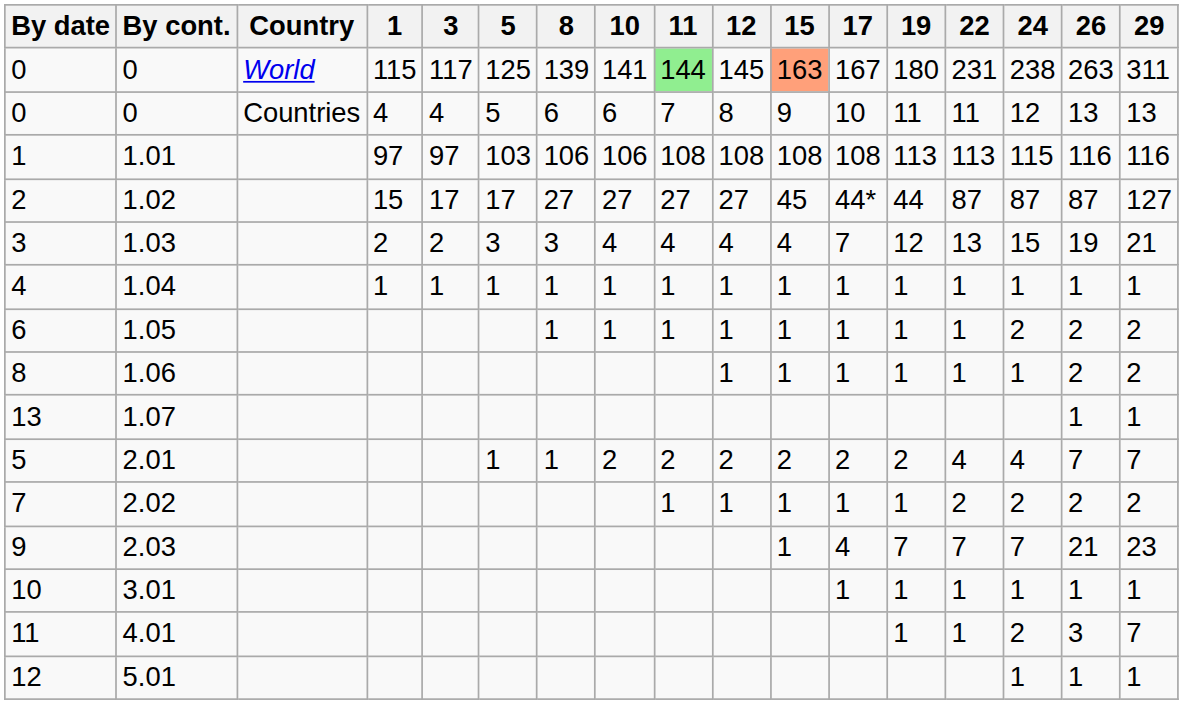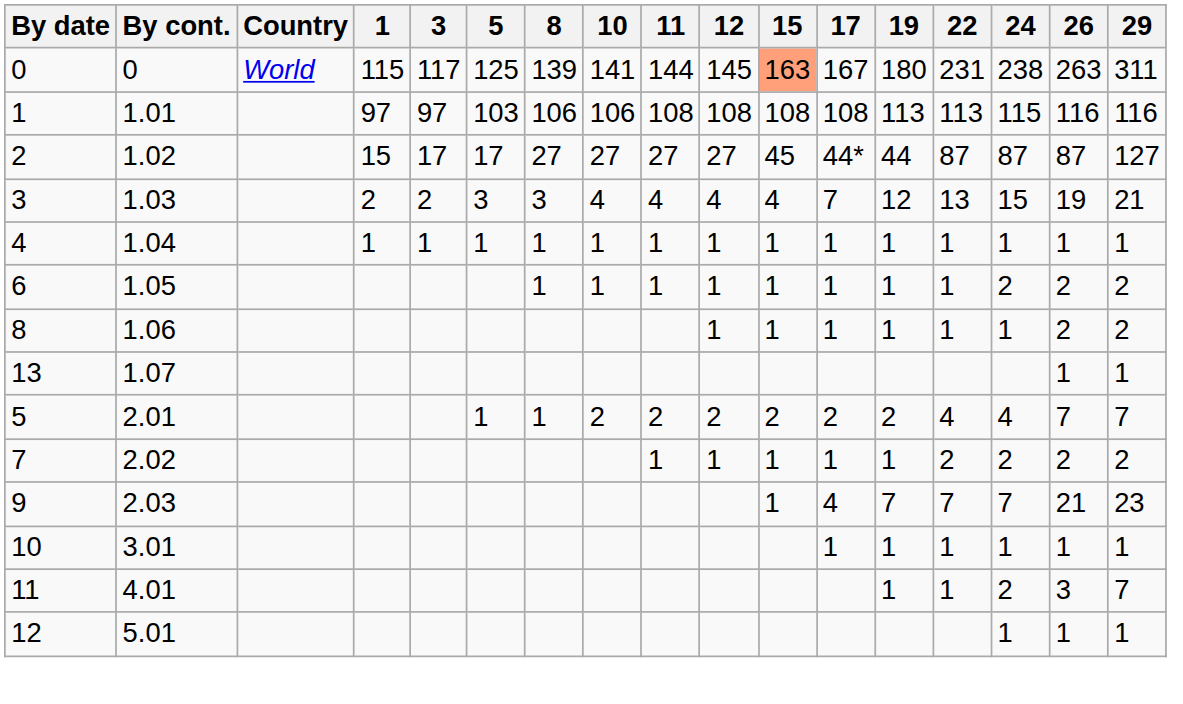(683, 69) lightgreen background -> (671, 69) no background
- row: (19, 112)
